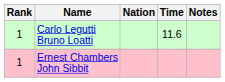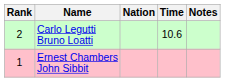(19, 35) 1 -> (19, 35) 2
(172, 35) 11.6 -> (172, 35) 10.6
